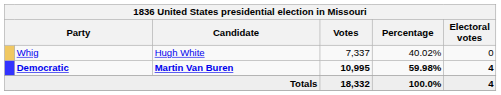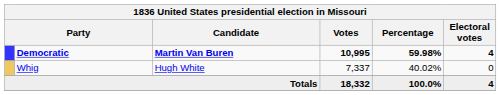rows swapped: (43, 68) <-> (28, 53)
